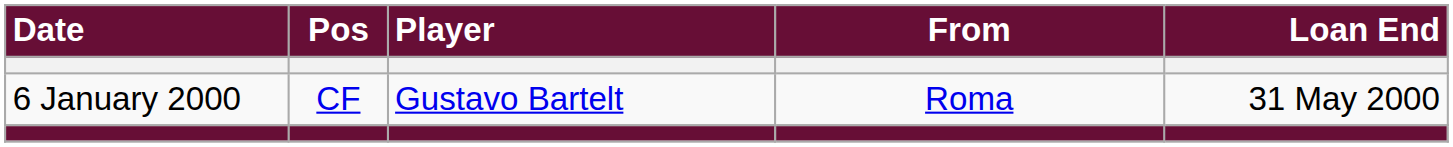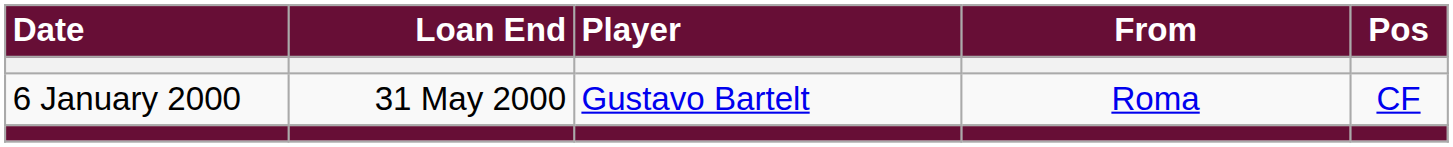columns swapped: (338, 65) <-> (1305, 65)
